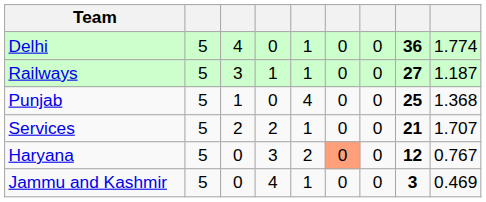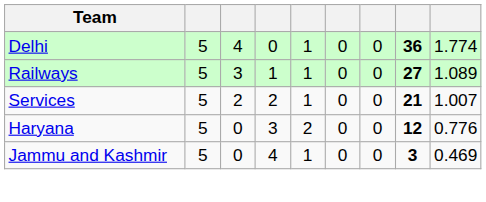(456, 73) 1.187 -> (456, 73) 1.089
- row: (35, 100)
(456, 127) 1.707 -> (456, 100) 1.007
(343, 155) lightsalmon background -> (343, 127) no background
(456, 155) 0.767 -> (456, 127) 0.776
